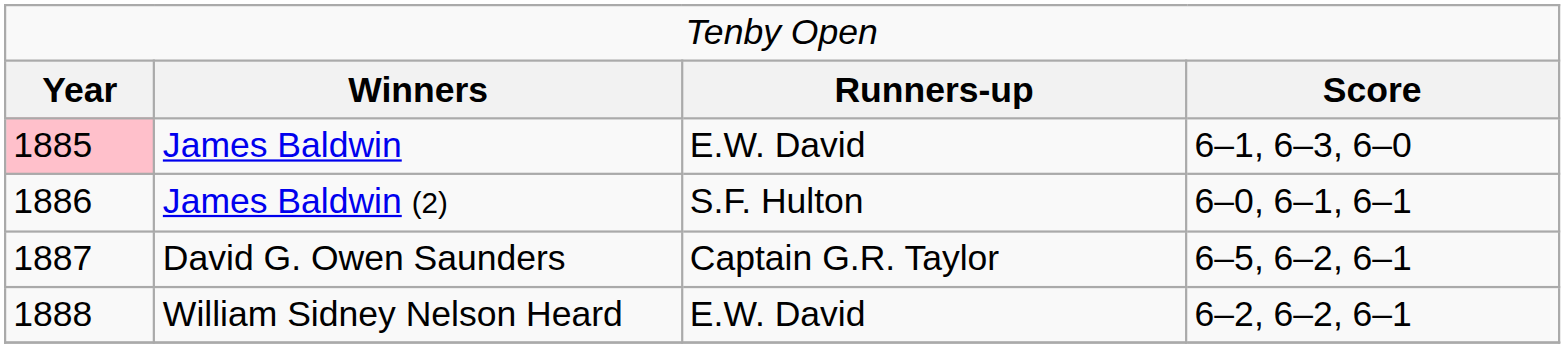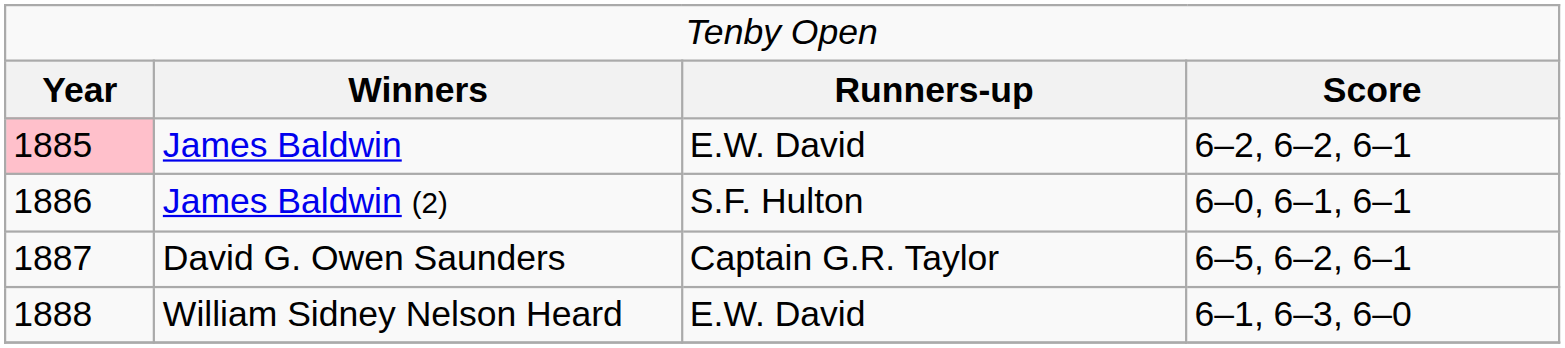(1303, 145) 6–1, 6–3, 6–0 -> (1303, 145) 6–2, 6–2, 6–1
(1303, 314) 6–2, 6–2, 6–1 -> (1303, 314) 6–1, 6–3, 6–0
